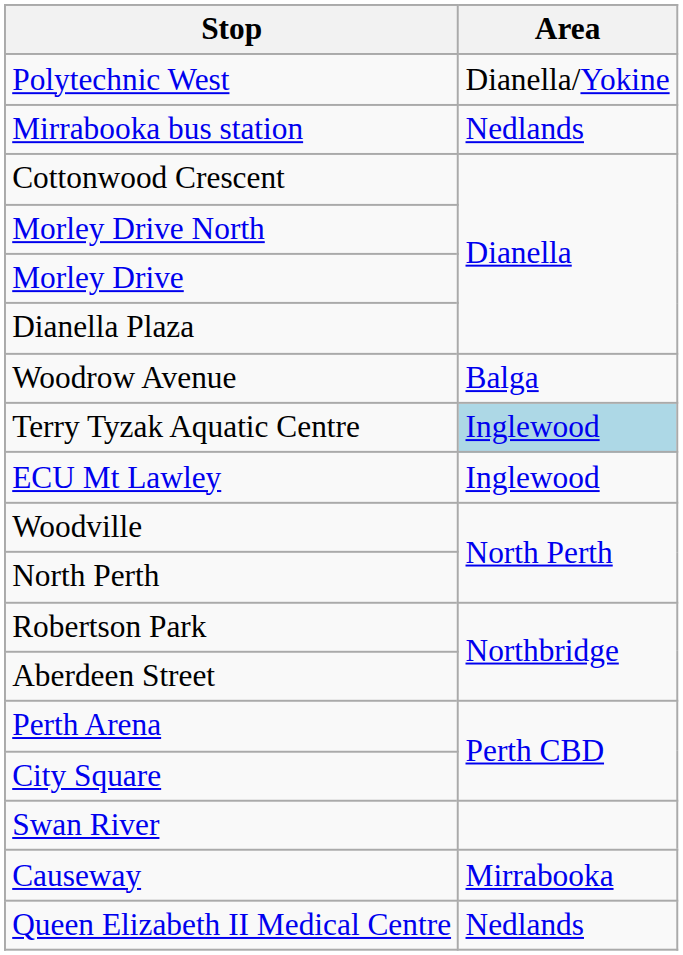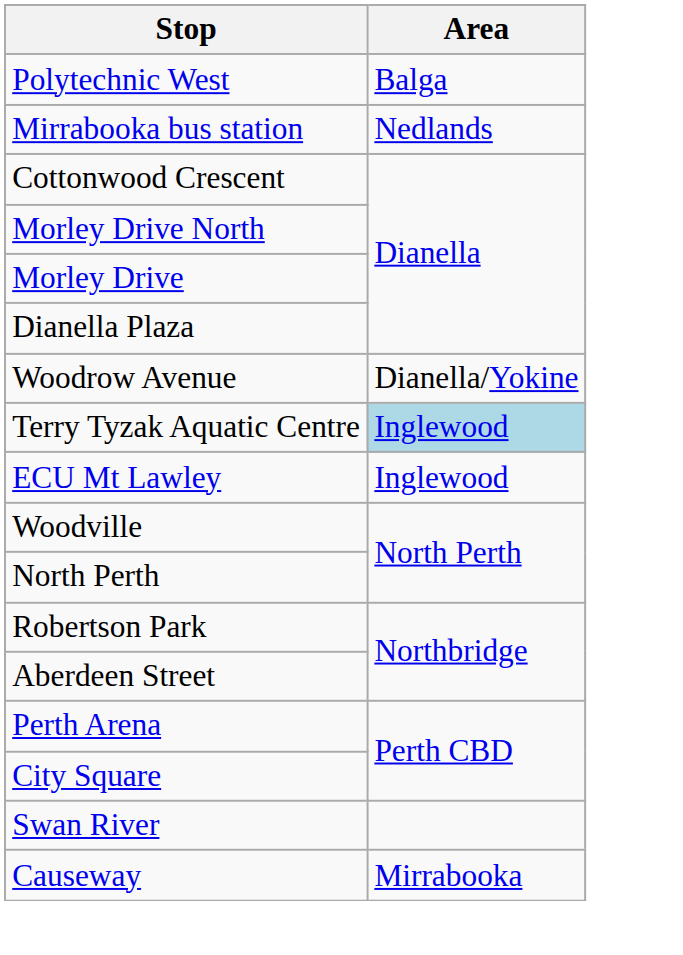(568, 79) Dianella/Yokine -> (411, 79) Balga
(502, 377) Balga -> (476, 377) Dianella/Yokine
- row: (232, 924)
